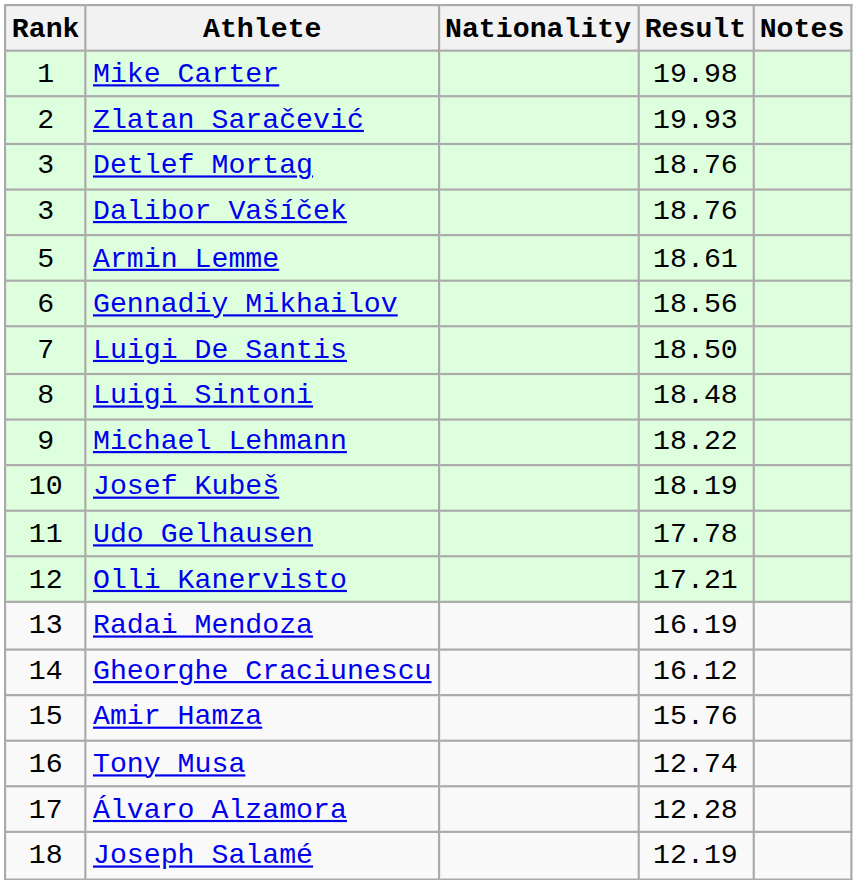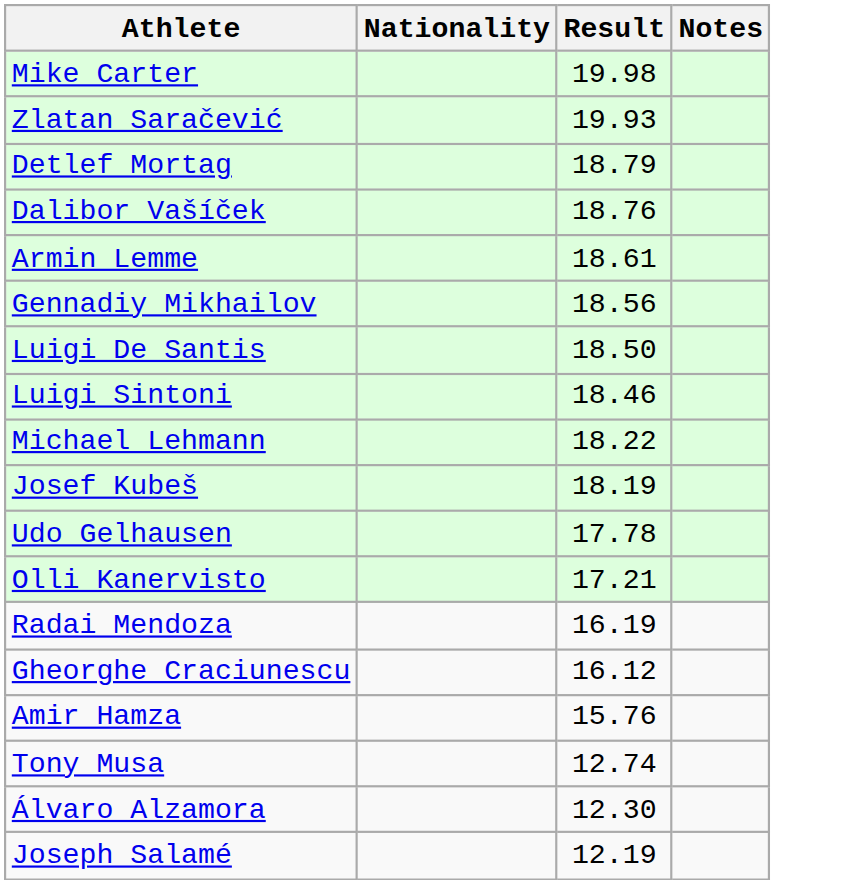- column: (46, 28)
(695, 166) 18.76 -> (614, 166) 18.79
(695, 396) 18.48 -> (614, 396) 18.46
(695, 810) 12.28 -> (614, 810) 12.30
